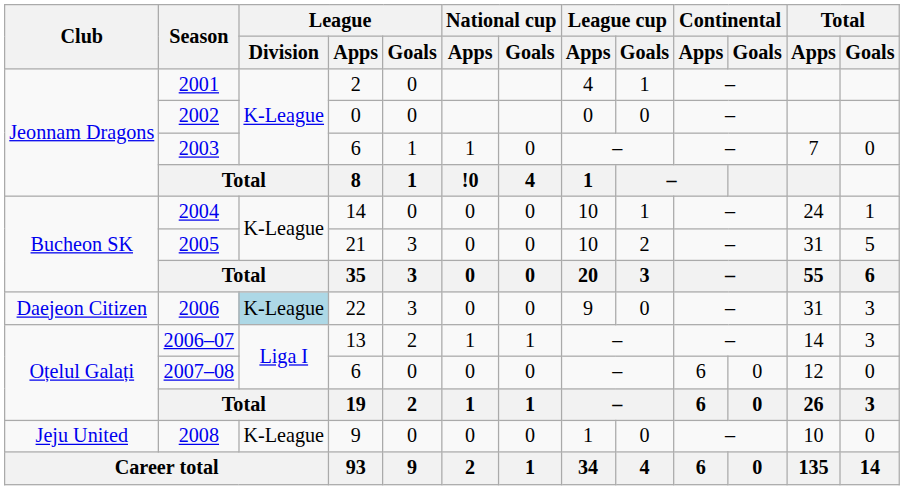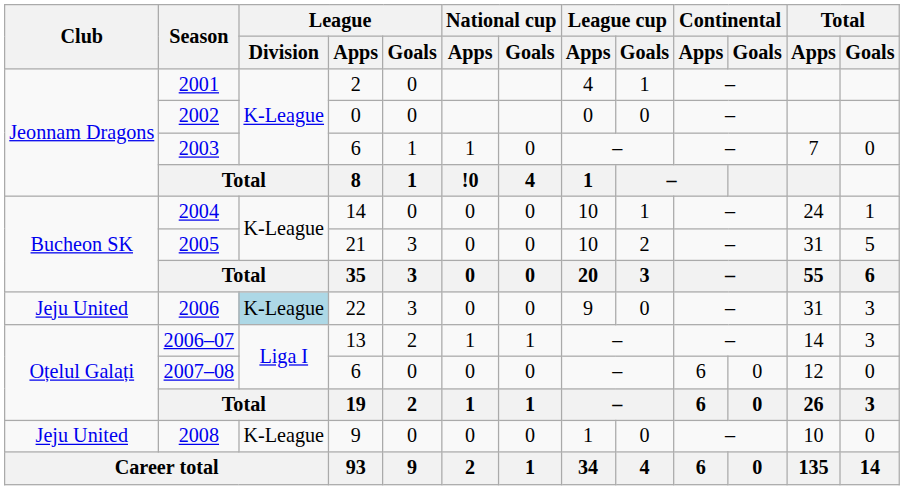(82, 308) Daejeon Citizen -> (82, 308) Jeju United
